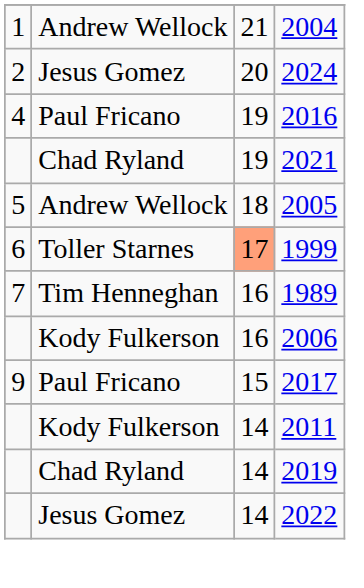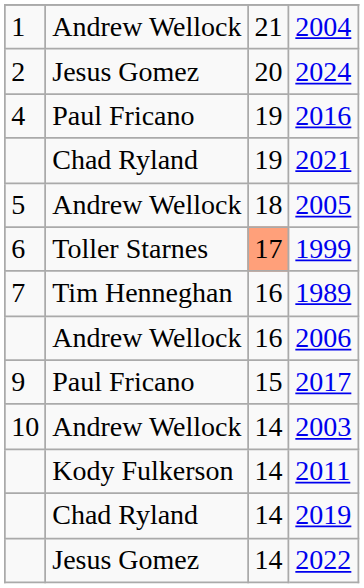(129, 337) Kody Fulkerson -> (147, 337) Andrew Wellock
+ row: (323, 426)
